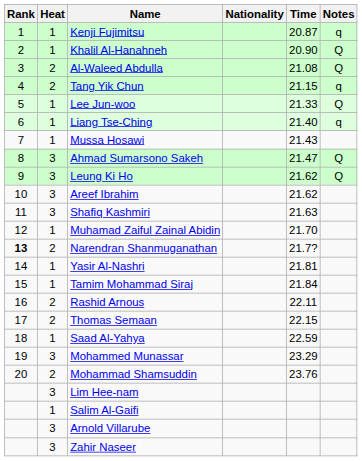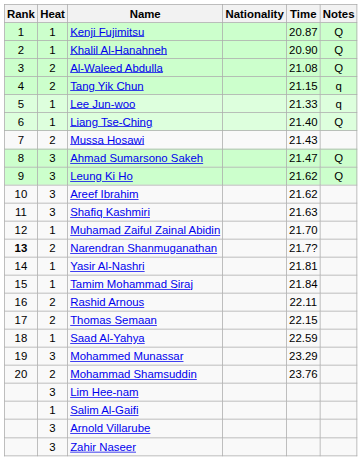(339, 32) q -> (339, 32) Q
(339, 104) Q -> (339, 104) q
(339, 122) q -> (339, 122) Q
(53, 140) 1 -> (53, 140) 2
